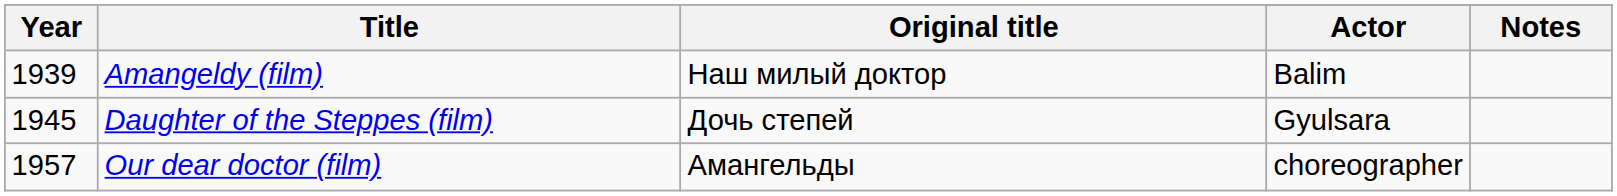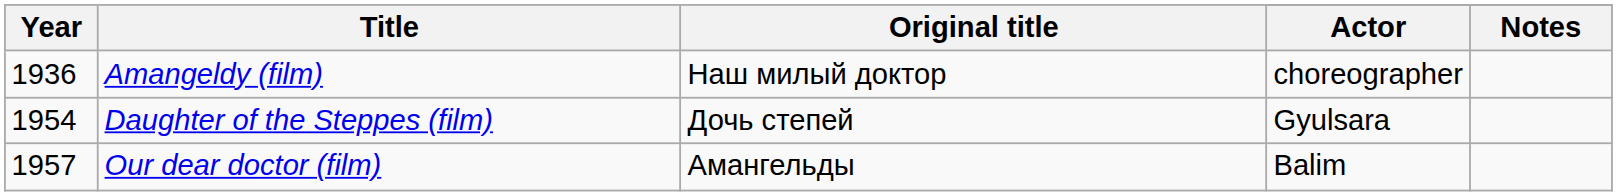(44, 73) 1939 -> (44, 73) 1936
(1310, 73) Balim -> (1368, 73) choreographer
(44, 119) 1945 -> (44, 119) 1954
(1368, 166) choreographer -> (1310, 166) Balim
